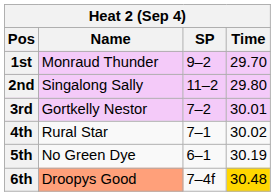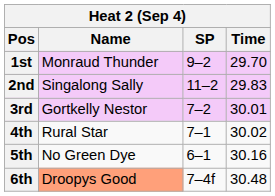(248, 86) 29.80 -> (248, 86) 29.83
(248, 156) 30.19 -> (248, 156) 30.16
(248, 179) gold background -> (248, 179) no background
